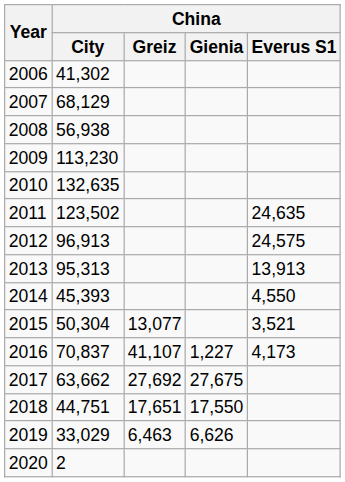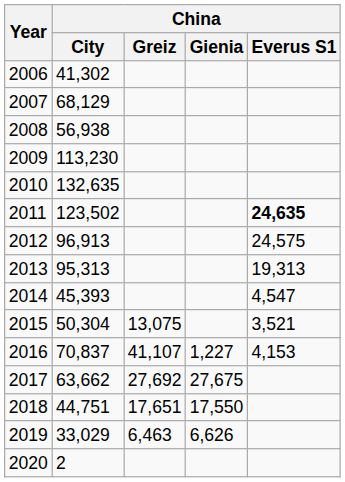(278, 213) normal -> (278, 213) bold
(278, 269) 13,913 -> (278, 269) 19,313
(274, 296) 4,550 -> (274, 296) 4,547
(155, 324) 13,077 -> (155, 324) 13,075
(274, 352) 4,173 -> (274, 352) 4,153
